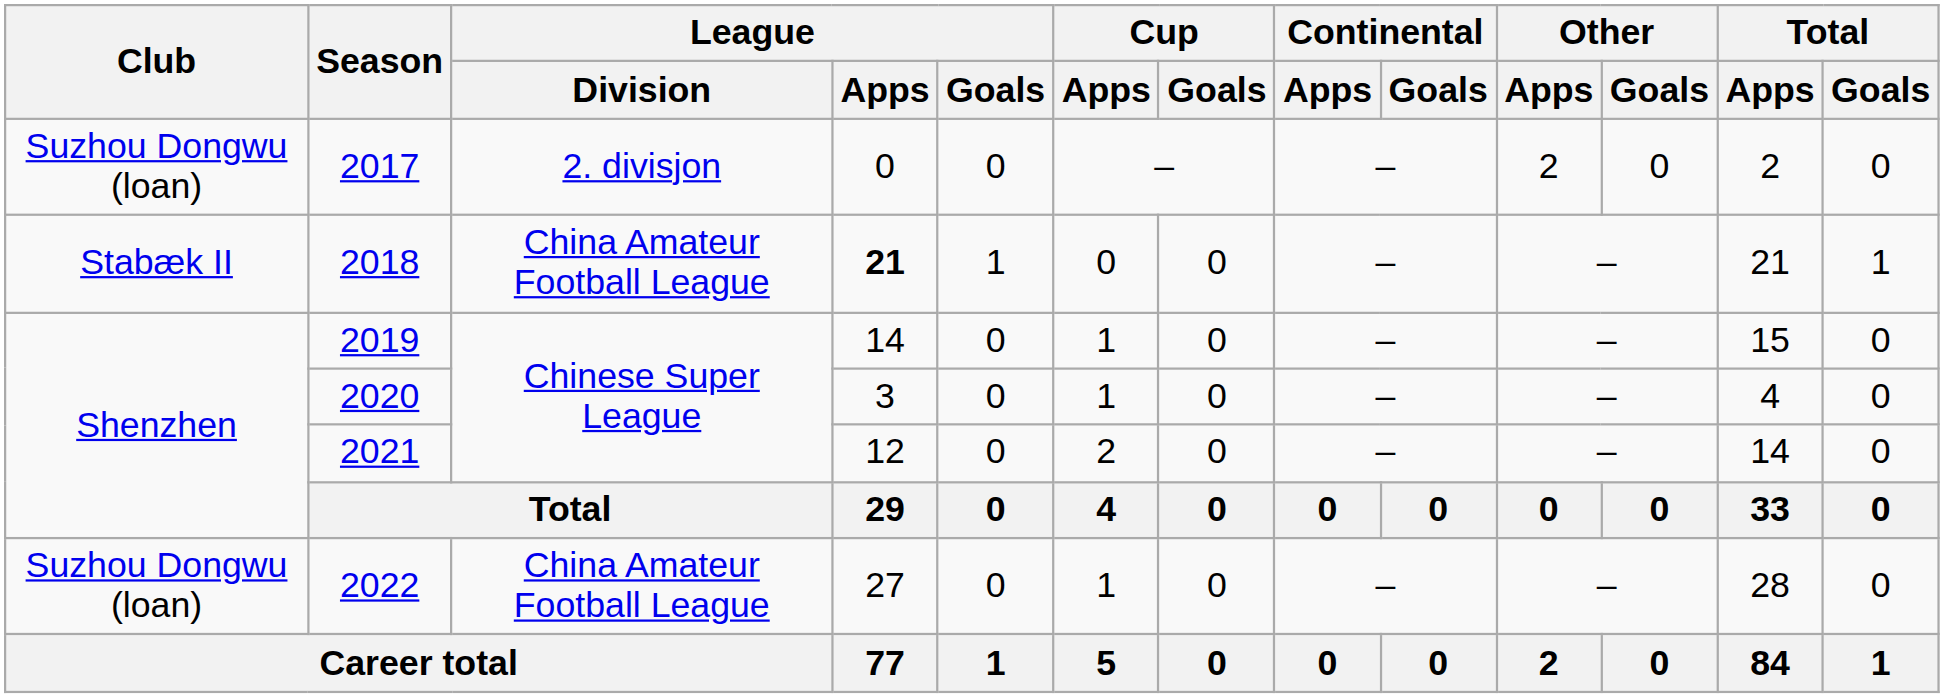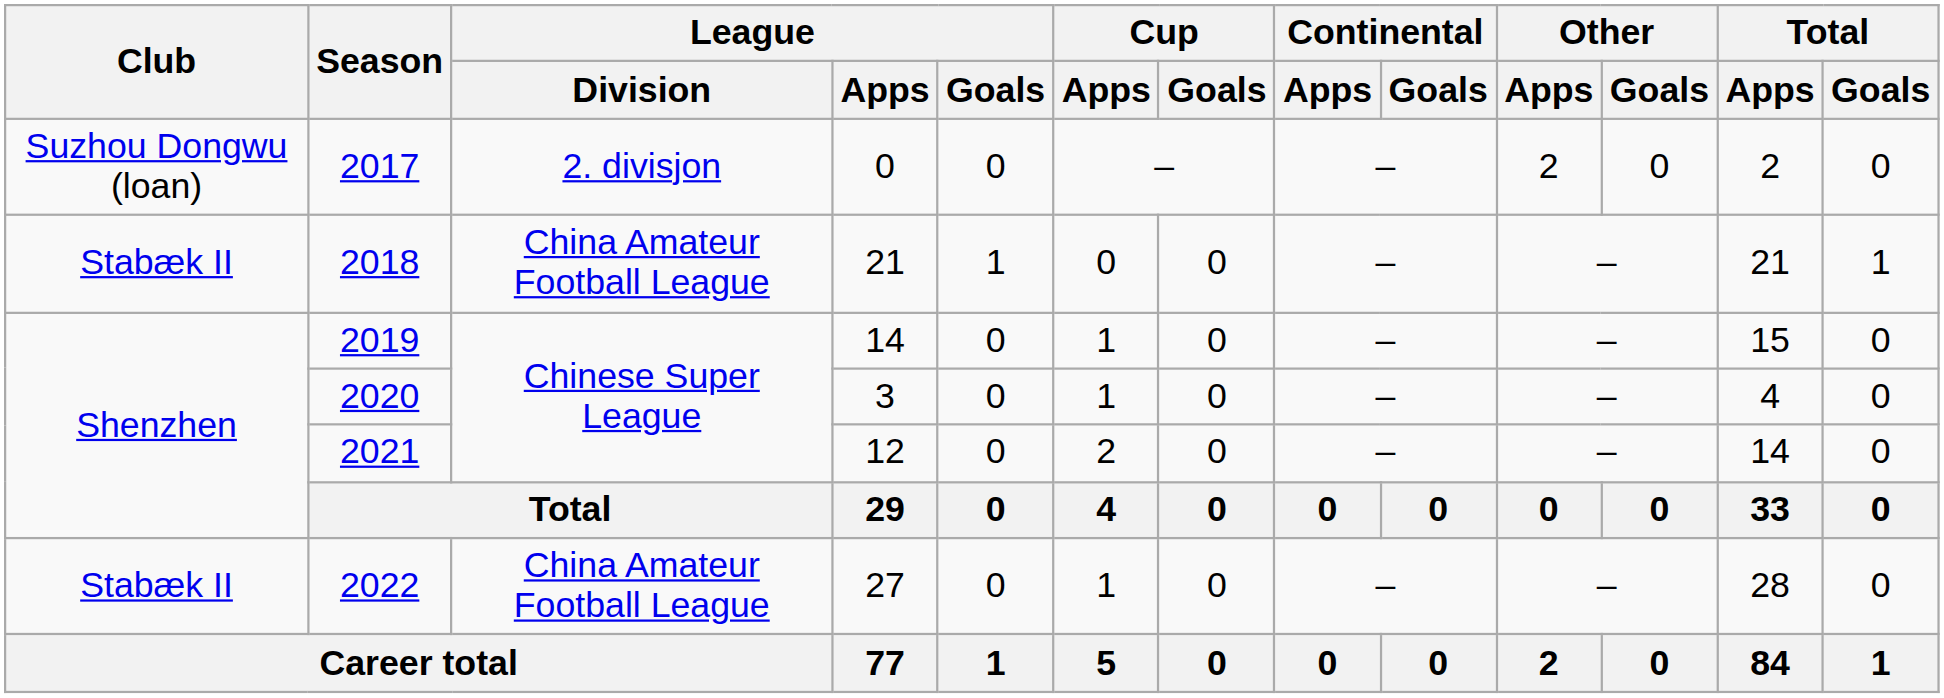(885, 262) bold -> (885, 262) normal
(157, 585) Suzhou Dongwu (loan) -> (157, 585) Stabæk II
